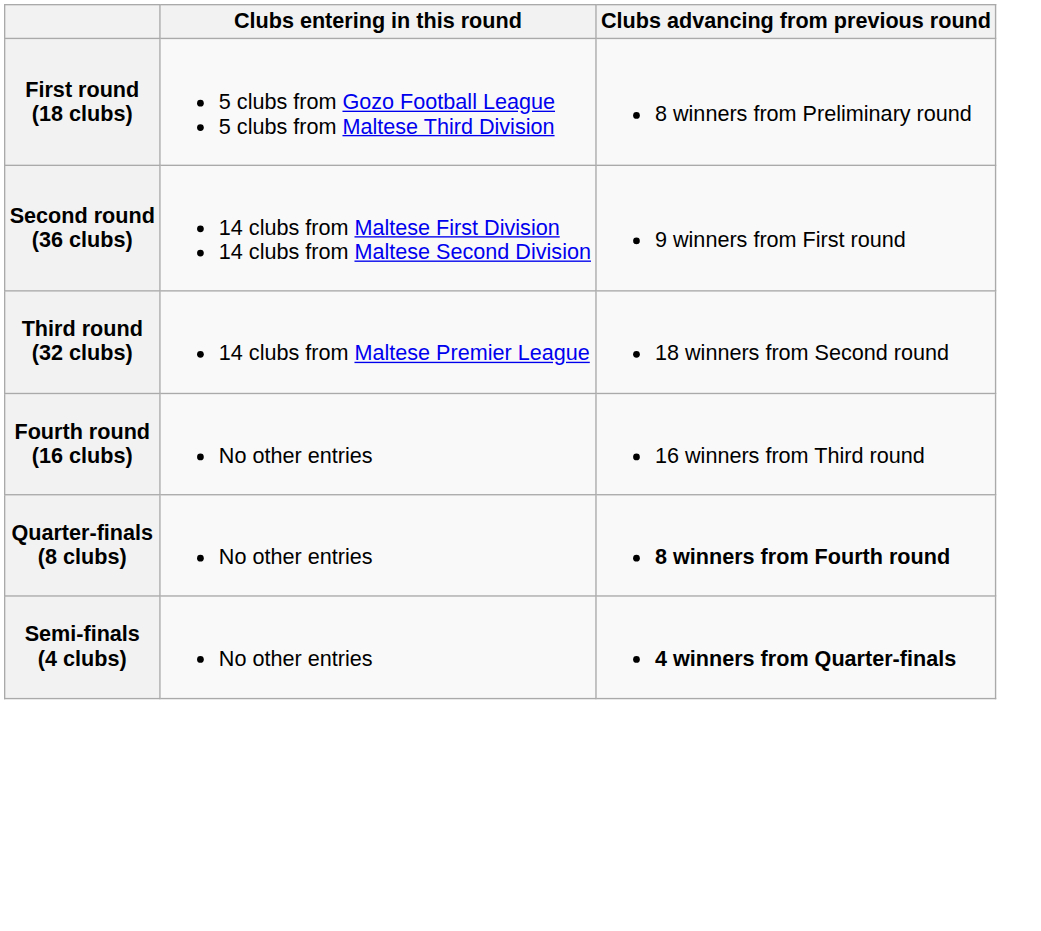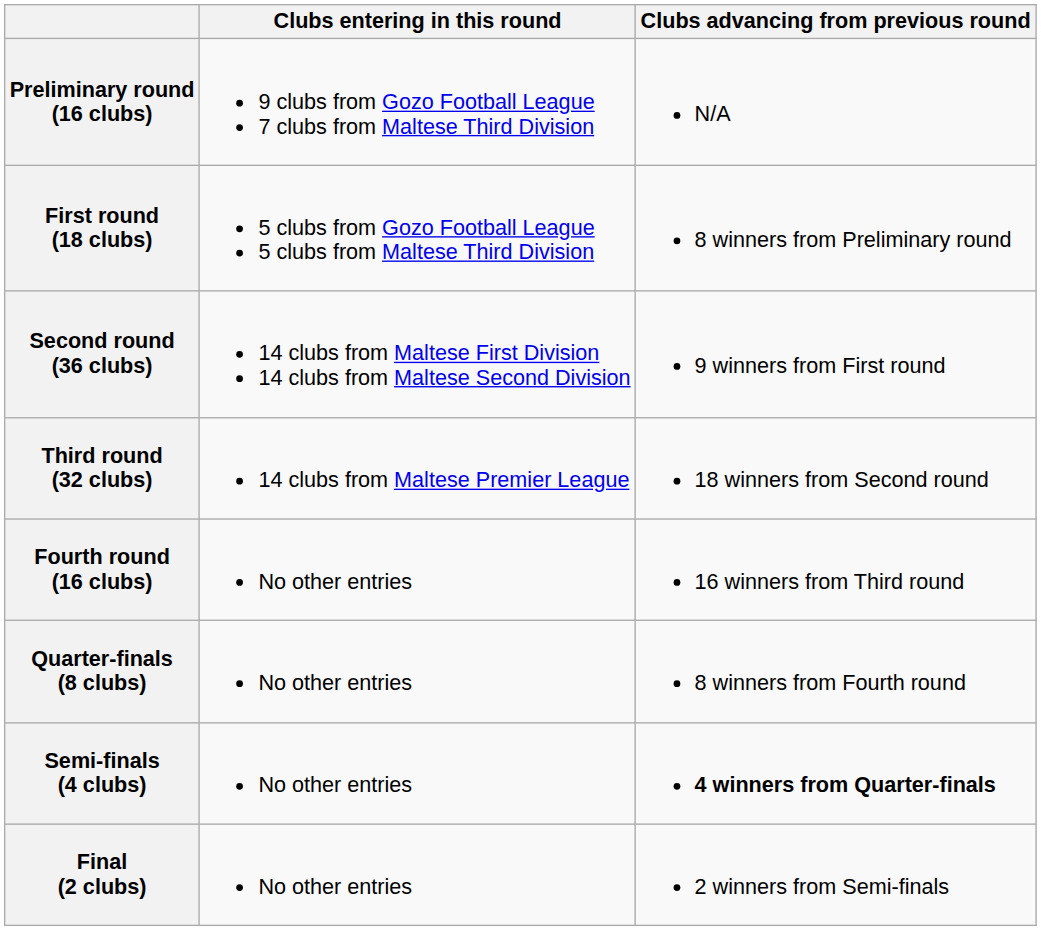+ row: (102, 101)
(796, 558) bold -> (836, 684) normal
+ row: (102, 874)
